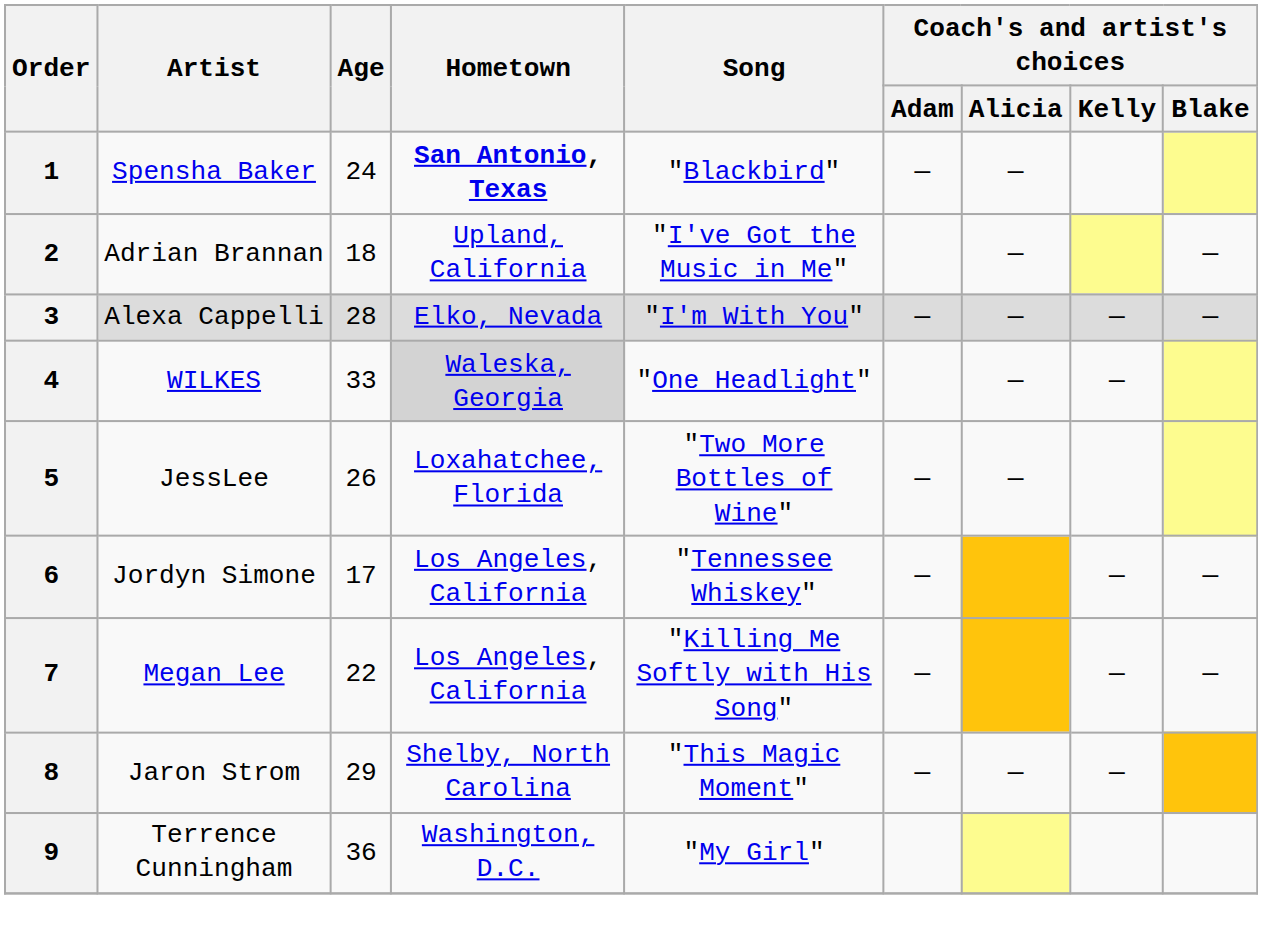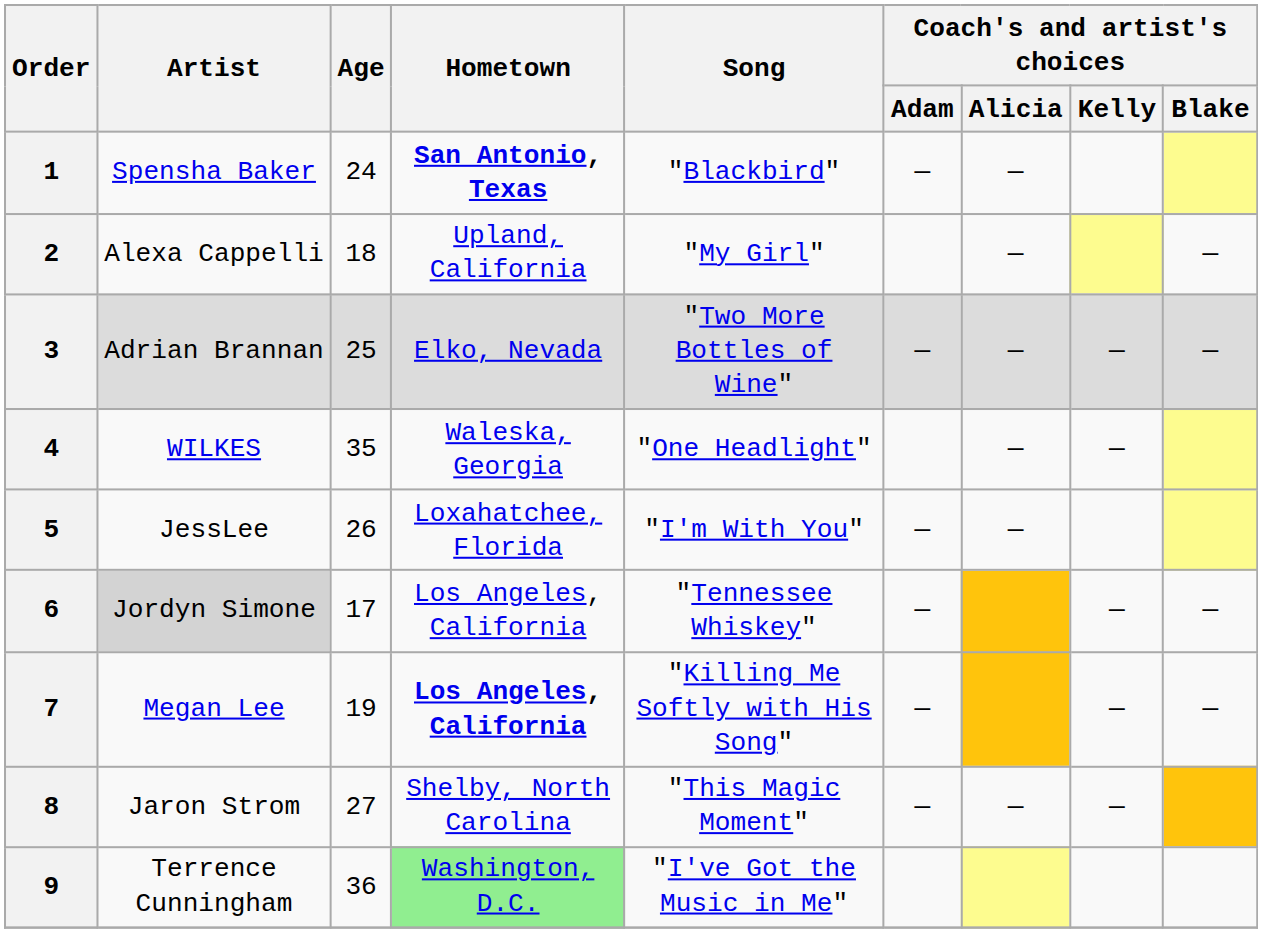(214, 254) Adrian Brannan -> (214, 254) Alexa Cappelli
(754, 254) "I've Got the Music in Me" -> (754, 254) "My Girl"
(214, 317) Alexa Cappelli -> (214, 351) Adrian Brannan
(361, 317) 28 -> (361, 351) 25
(754, 317) "I'm With You" -> (754, 351) "Two More Bottles of Wine"
(361, 381) 33 -> (361, 449) 35
(508, 381) lightgrey background -> (508, 449) no background
(754, 479) "Two More Bottles of Wine" -> (754, 530) "I'm With You"
(214, 577) no background -> (214, 611) lightgrey background
(361, 675) 22 -> (361, 709) 19
(508, 675) normal -> (508, 709) bold
(361, 772) 29 -> (361, 807) 27
(508, 853) no background -> (508, 887) lightgreen background
(754, 853) "My Girl" -> (754, 887) "I've Got the Music in Me"
